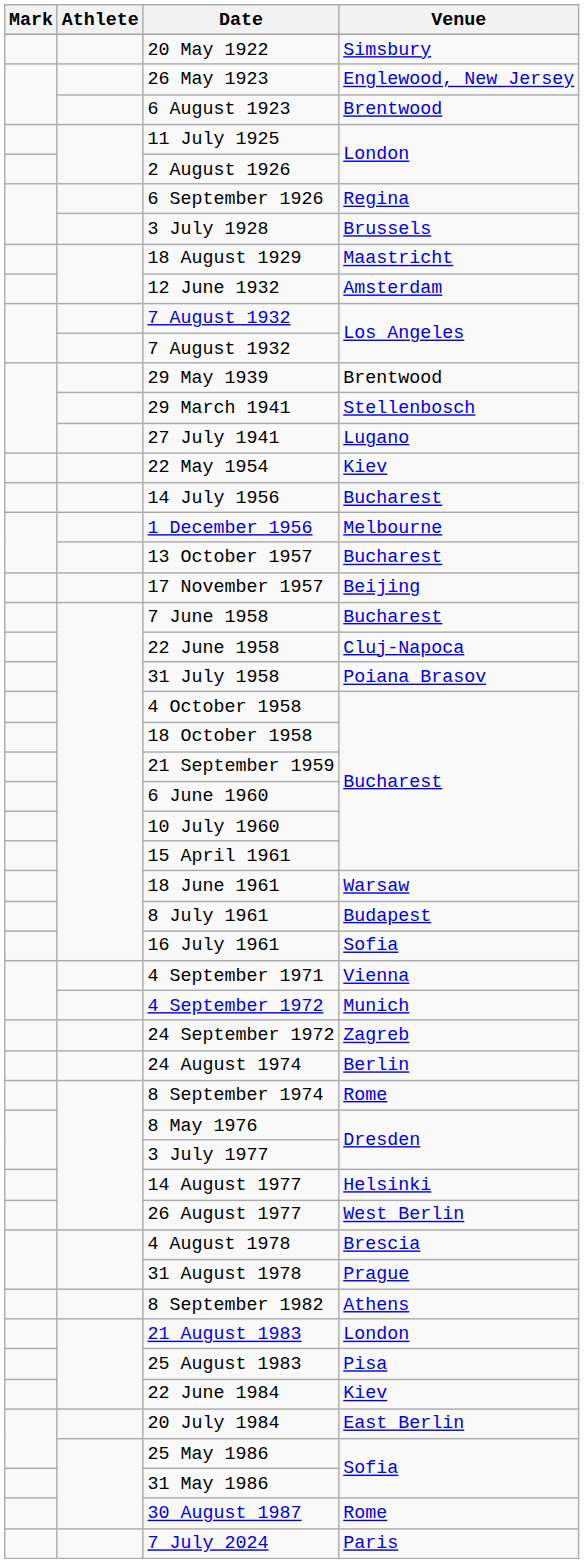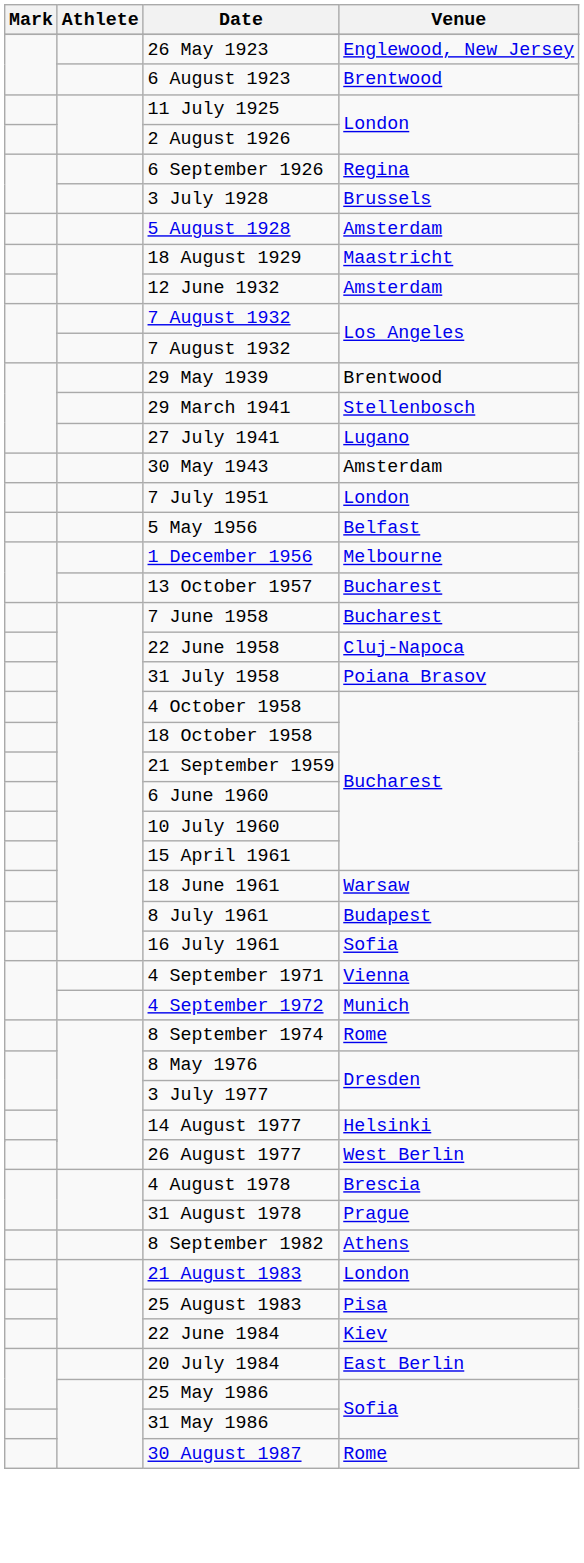- row: (208, 50)
+ row: (219, 229)
+ row: (208, 468)
+ row: (208, 498)
- row: (208, 468)
+ row: (203, 528)
- row: (214, 498)
- row: (236, 587)
- row: (241, 1035)
- row: (225, 1065)
- row: (208, 1543)
